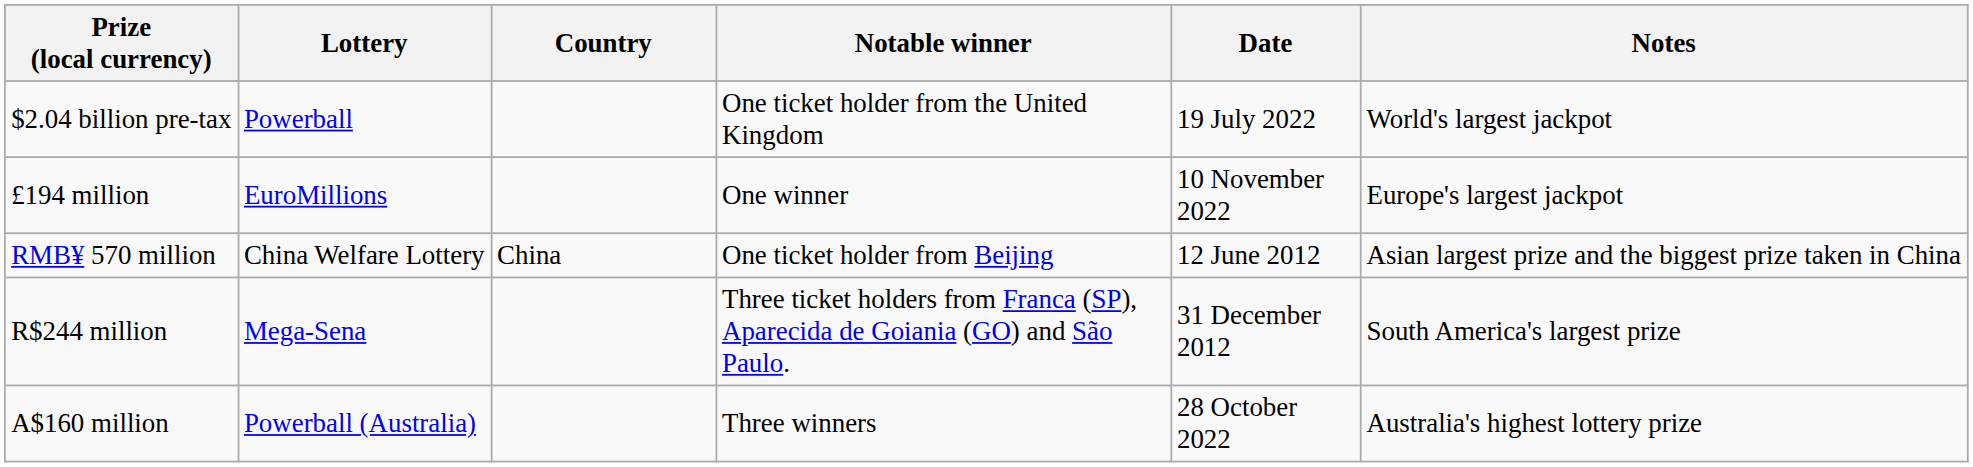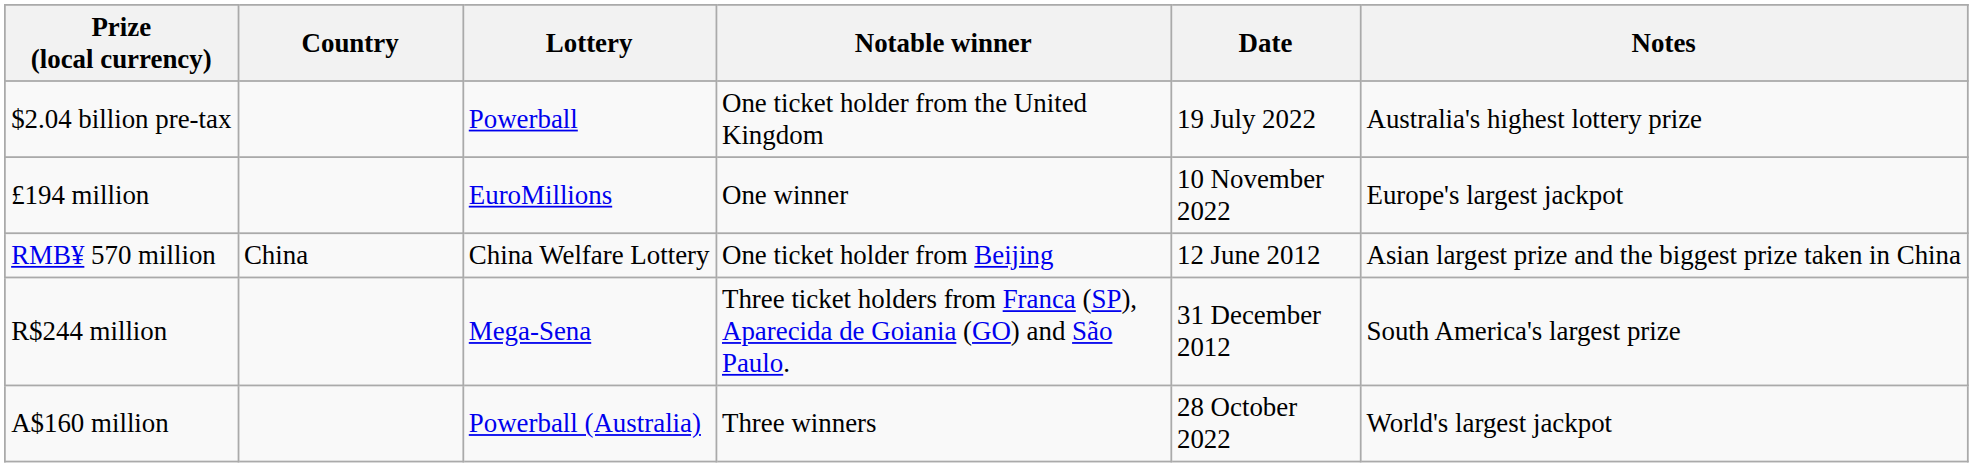columns swapped: (364, 42) <-> (603, 42)
(1489, 119) World's largest jackpot -> (1534, 119) Australia's highest lottery prize
(1534, 423) Australia's highest lottery prize -> (1489, 423) World's largest jackpot
